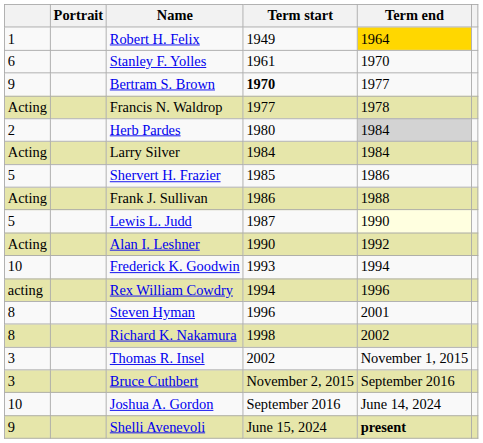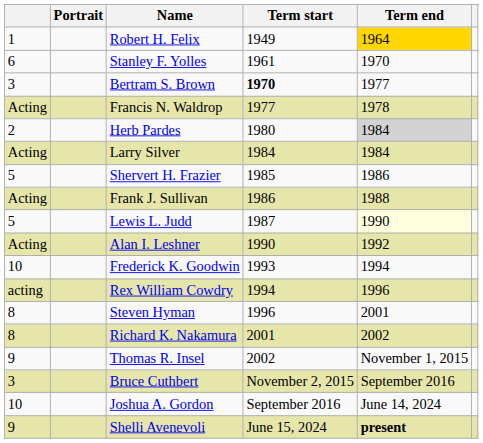(11, 84) 9 -> (11, 84) 3
(261, 335) 1998 -> (261, 335) 2001
(11, 358) 3 -> (11, 358) 9
